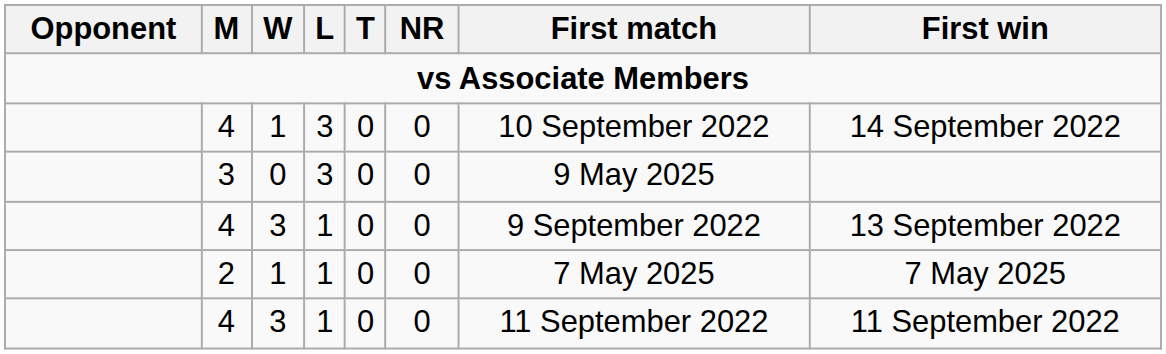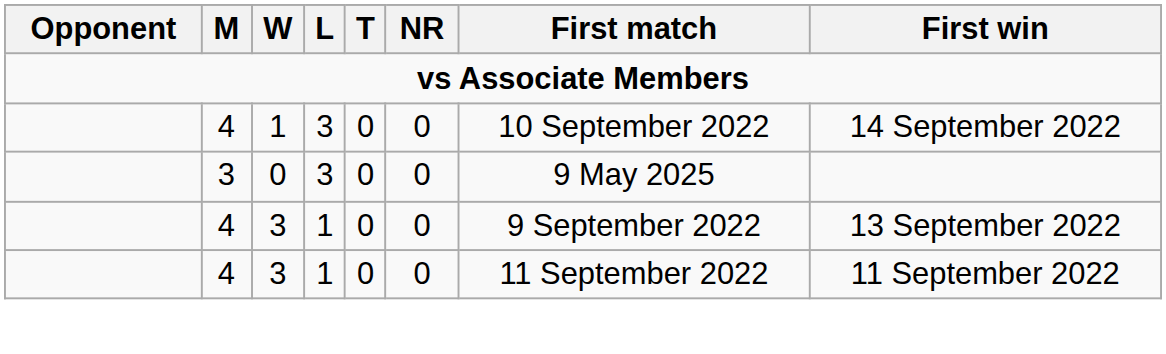- row: (226, 273)
